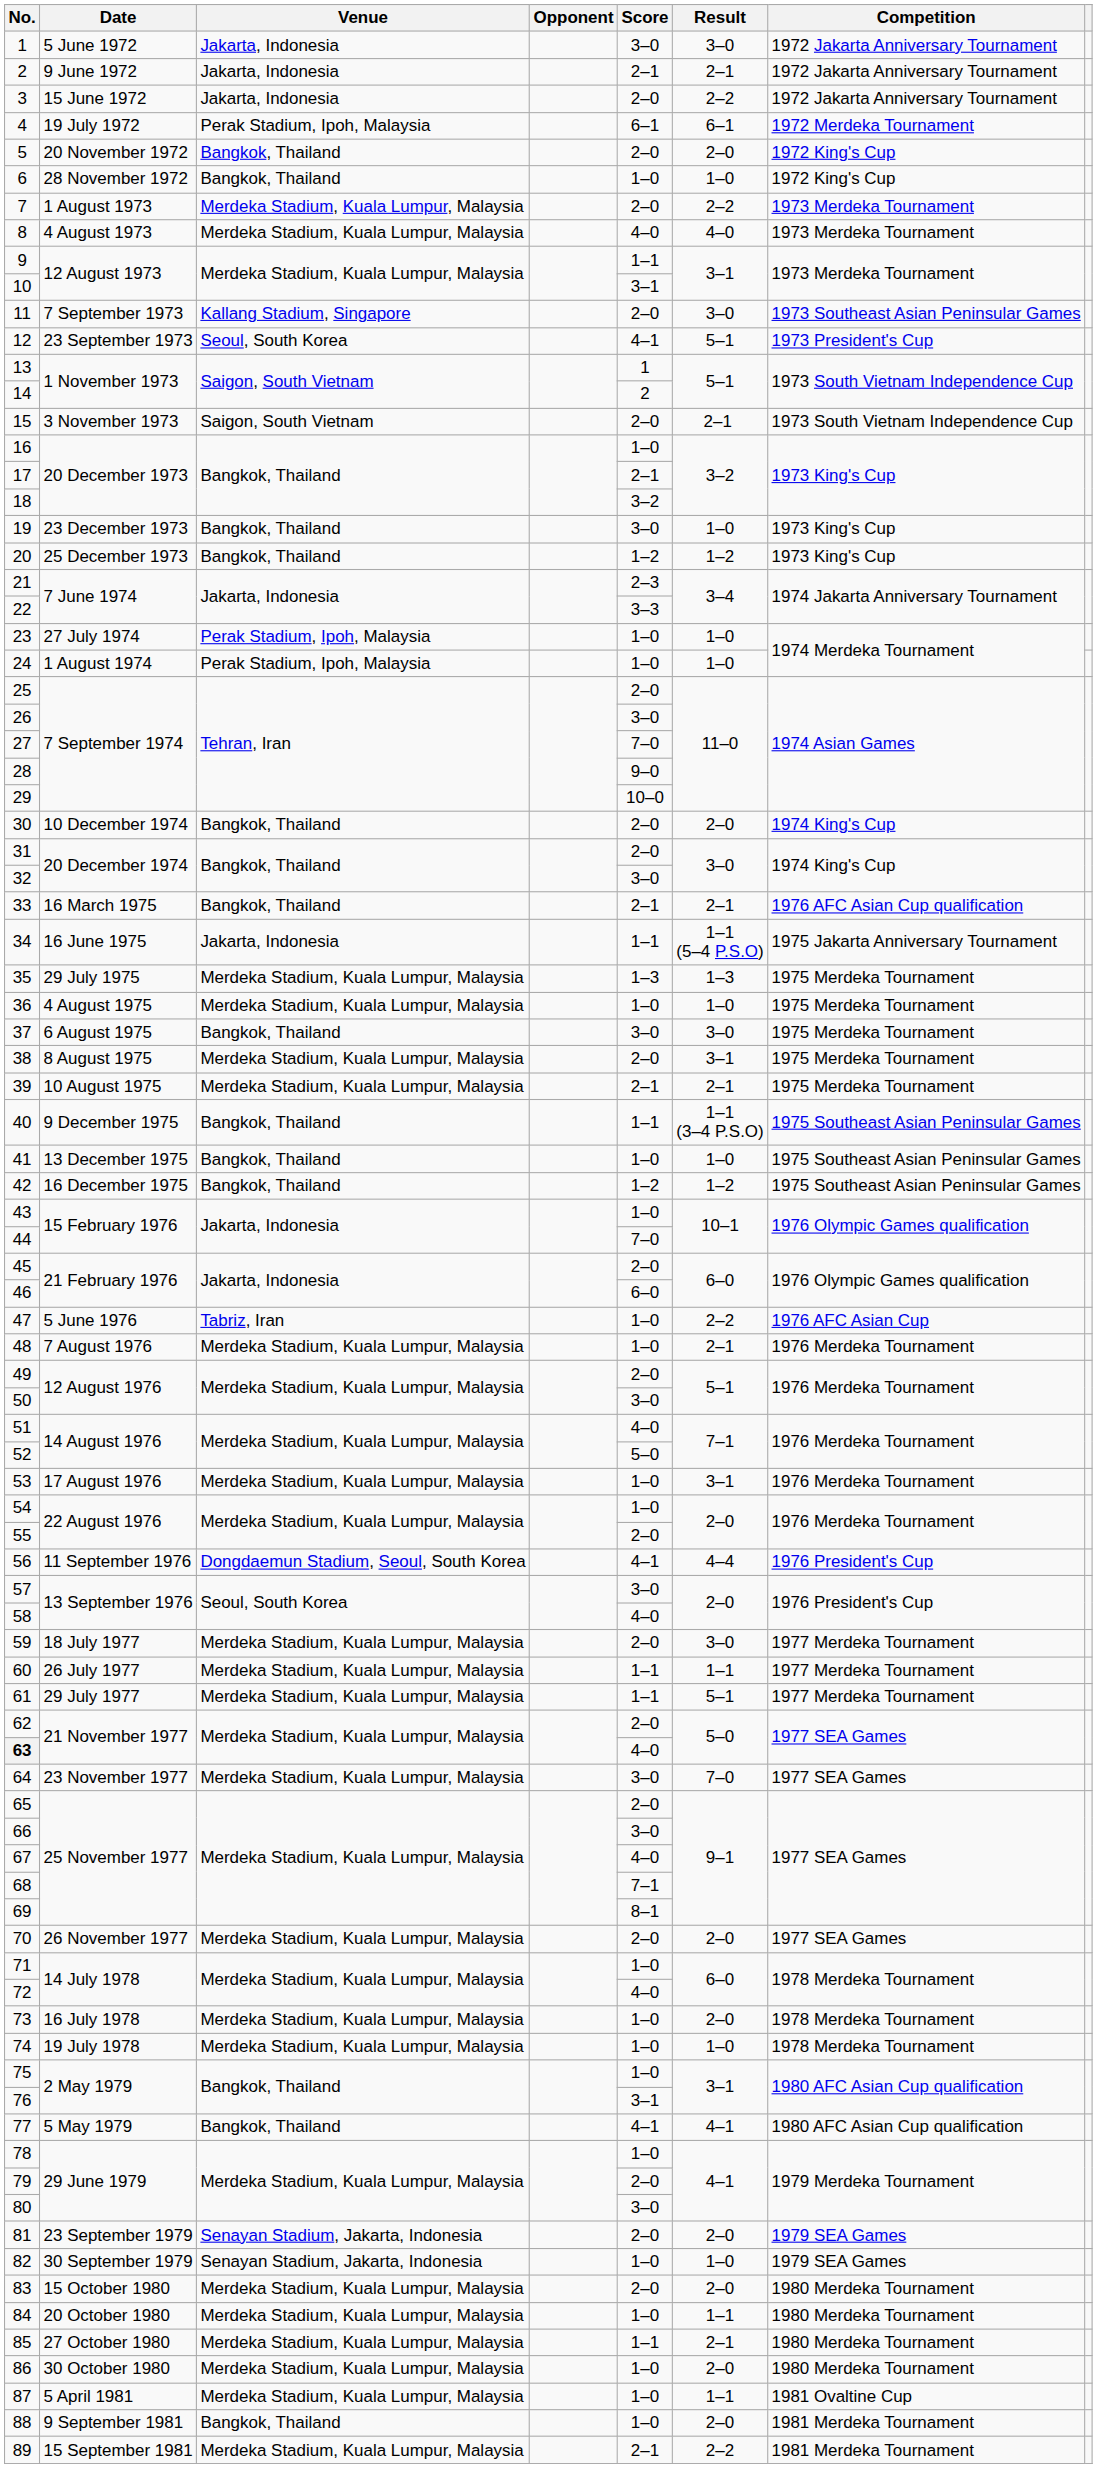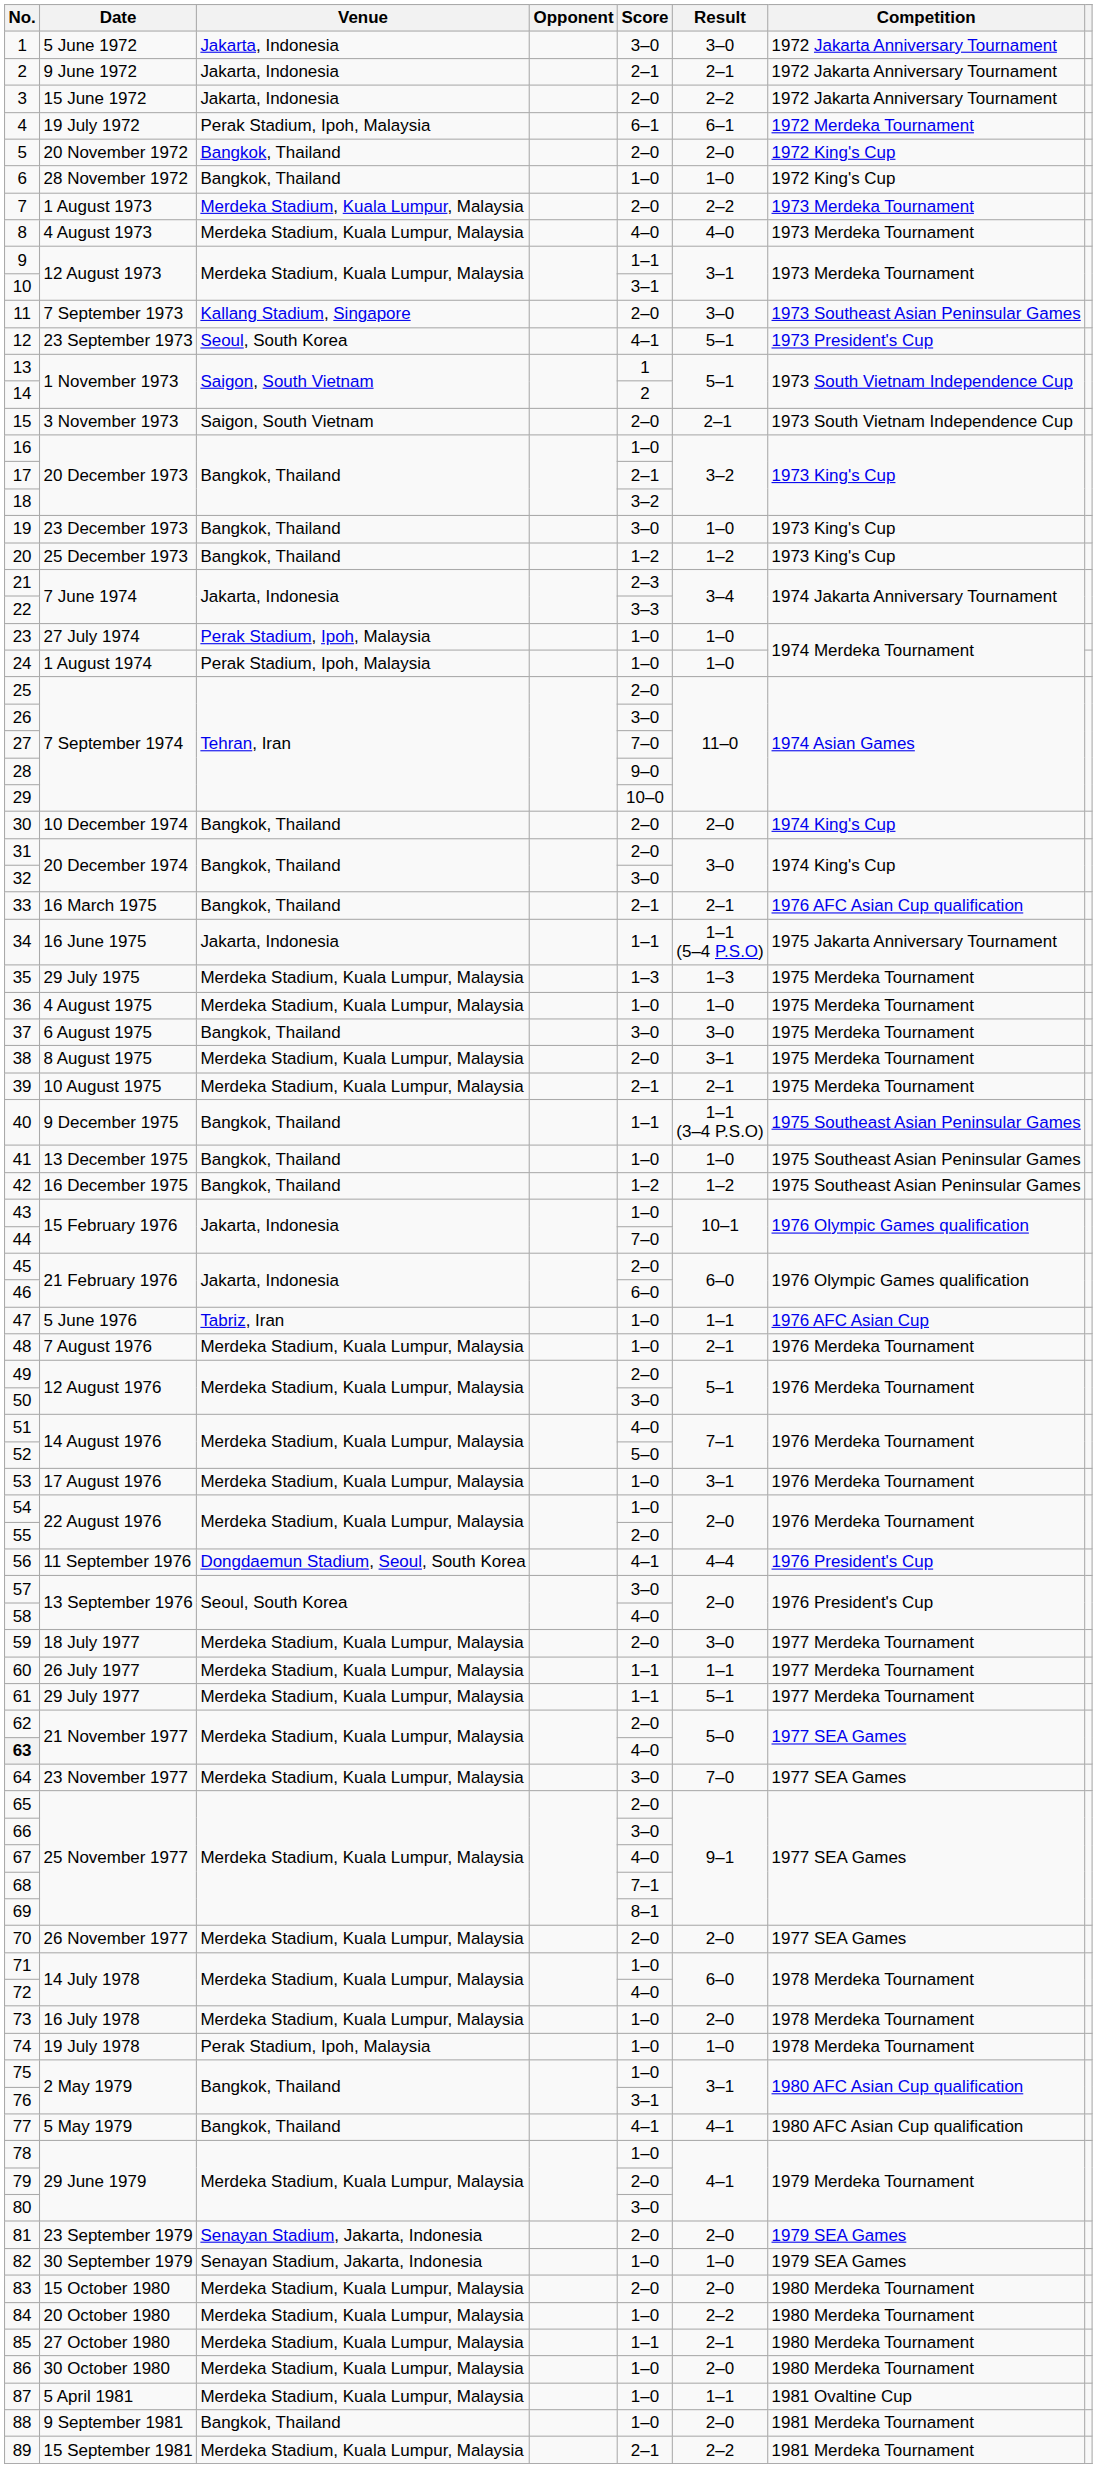(720, 1320) 2–2 -> (720, 1320) 1–1
(362, 2046) Merdeka Stadium, Kuala Lumpur, Malaysia -> (315, 2046) Perak Stadium, Ipoh, Malaysia
(720, 2315) 1–1 -> (720, 2315) 2–2
